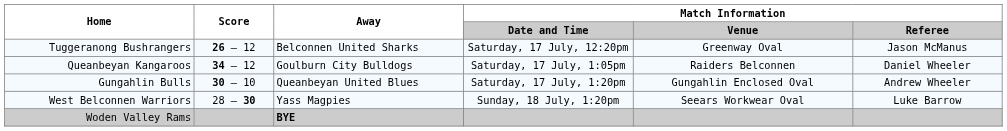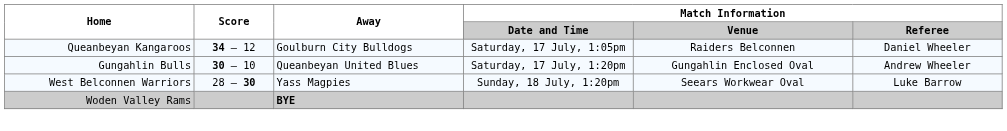- row: (120, 48)
